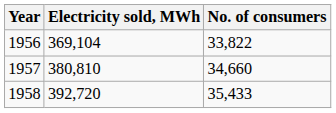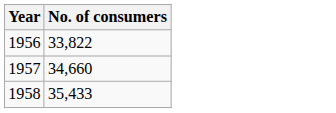- column: (124, 17)
